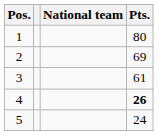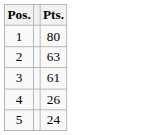- column: (83, 15)
(140, 57) 69 -> (53, 57) 63
(140, 99) bold -> (53, 99) normal
